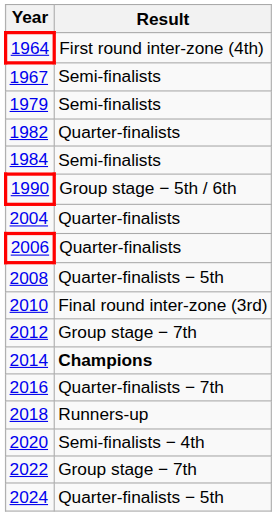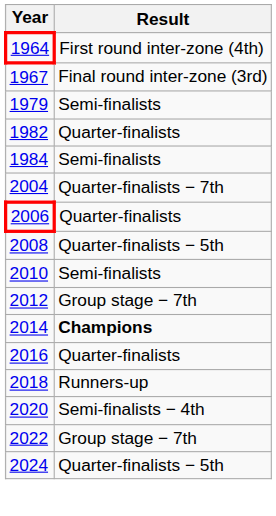(110, 76) Semi-finalists -> (163, 76) Final round inter-zone (3rd)
- row: (30, 189)
(119, 218) Quarter-finalists -> (141, 187) Quarter-finalists − 7th
(163, 305) Final round inter-zone (3rd) -> (110, 273) Semi-finalists
(141, 387) Quarter-finalists − 7th -> (119, 355) Quarter-finalists
